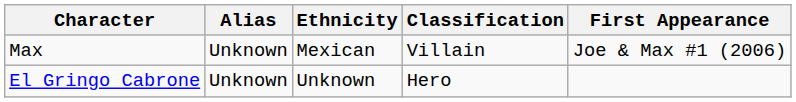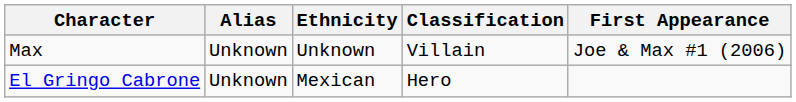(336, 50) Mexican -> (336, 50) Unknown
(336, 81) Unknown -> (336, 81) Mexican
